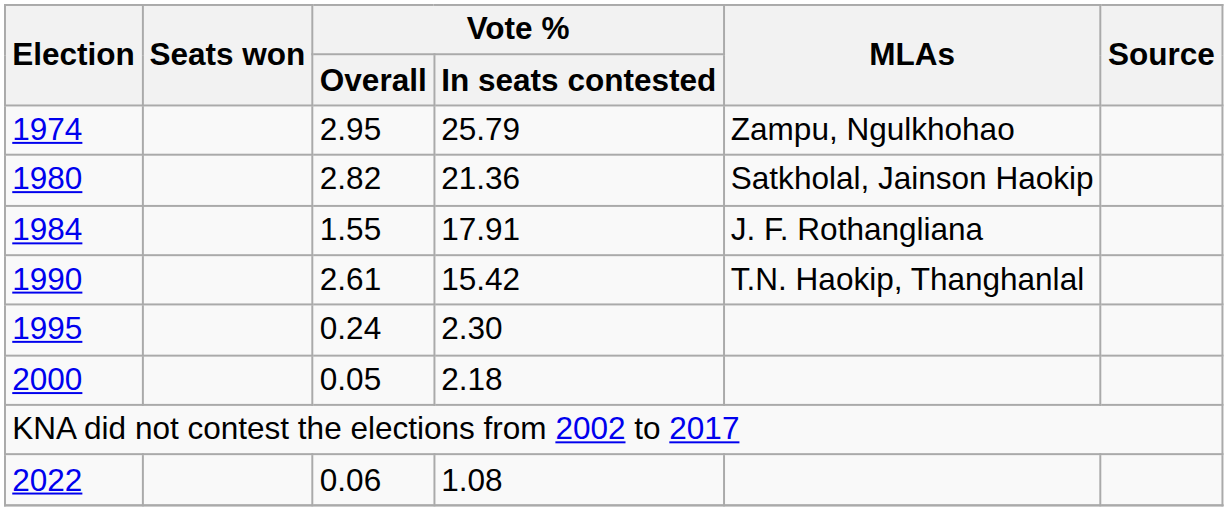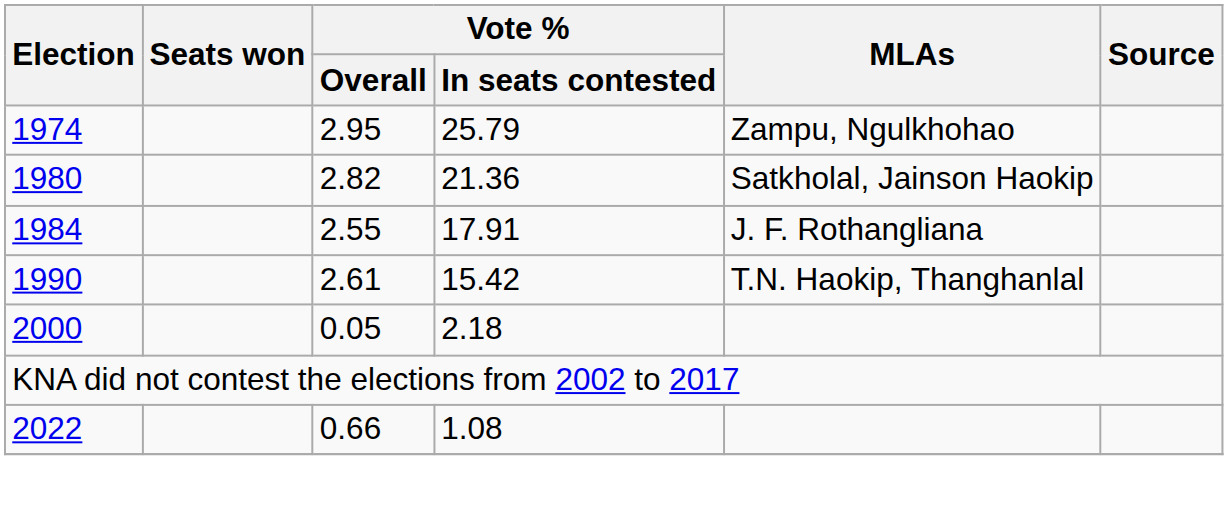(350, 229) 1.55 -> (350, 229) 2.55
- row: (47, 329)
(350, 479) 0.06 -> (350, 429) 0.66
